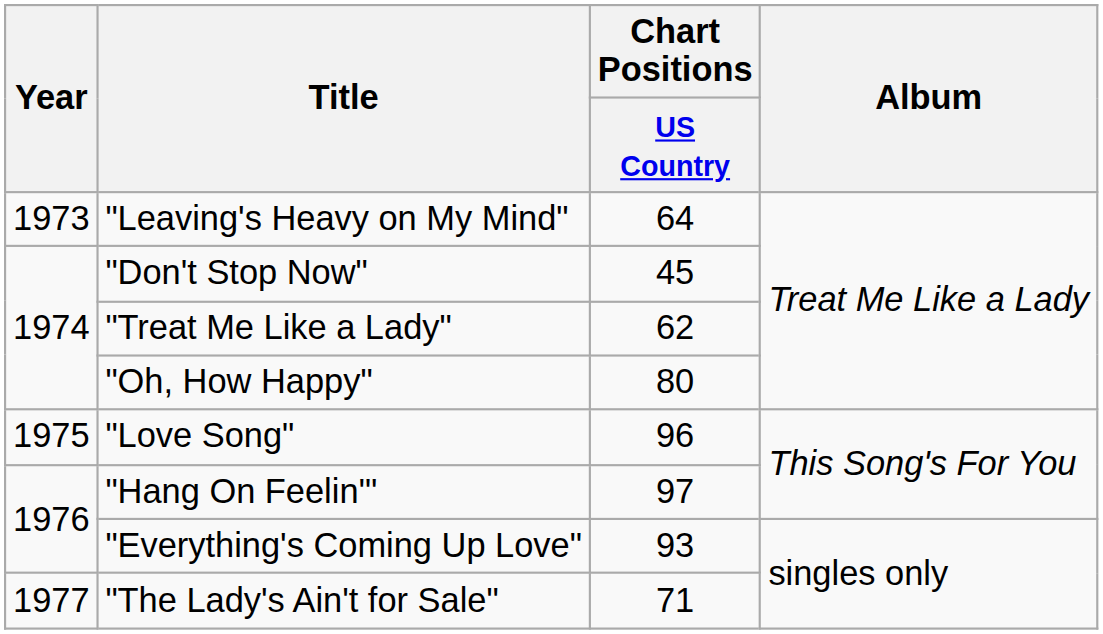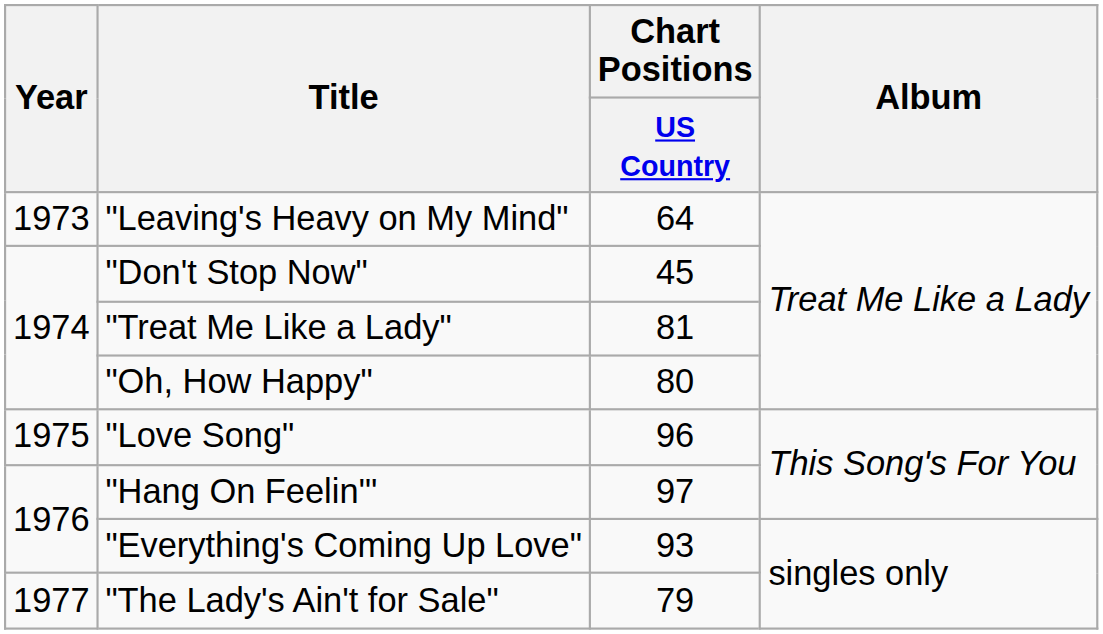(675, 327) 62 -> (675, 327) 81
(675, 600) 71 -> (675, 600) 79
